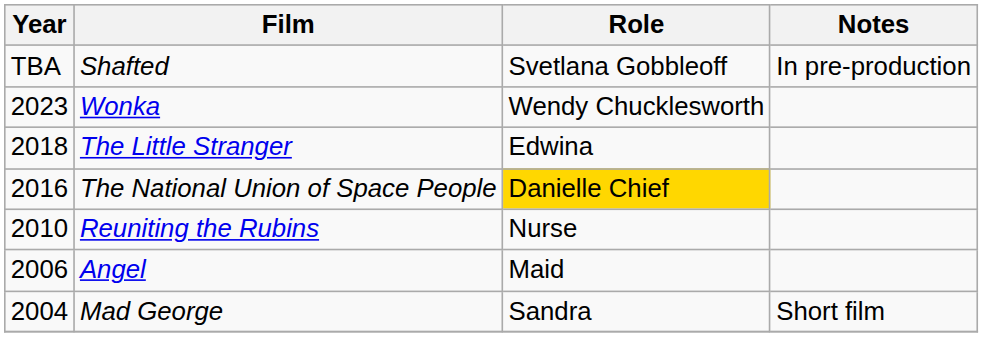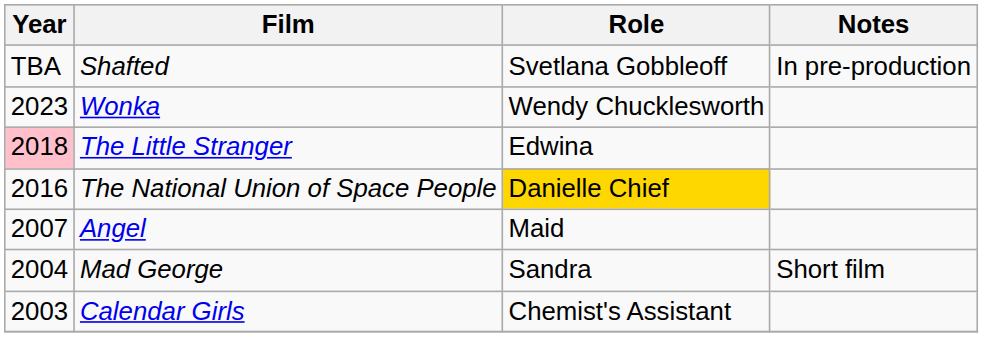(39, 147) no background -> (39, 147) pink background
- row: (200, 229)
(39, 270) 2006 -> (39, 229) 2007
+ row: (162, 310)
